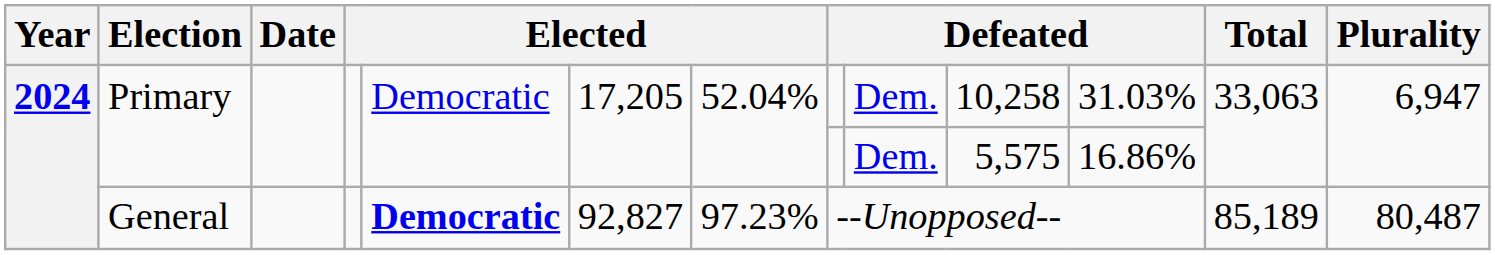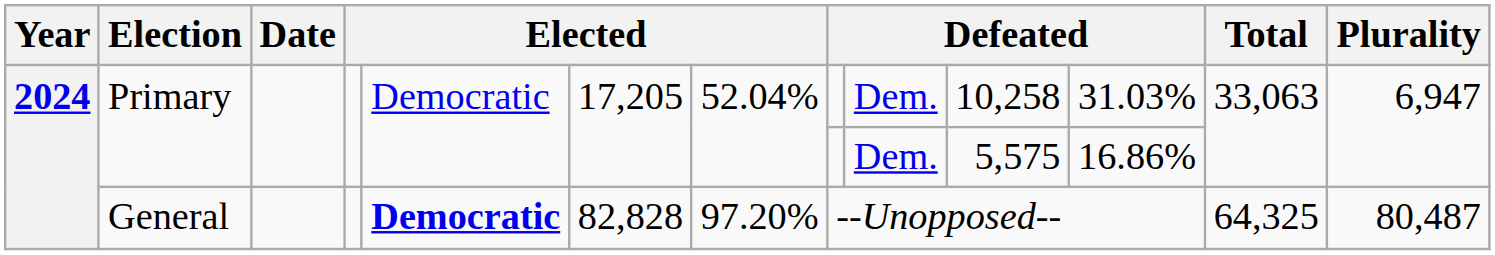(630, 216) 92,827 -> (630, 216) 82,828
(760, 216) 97.23% -> (760, 216) 97.20%
(1266, 216) 85,189 -> (1266, 216) 64,325
